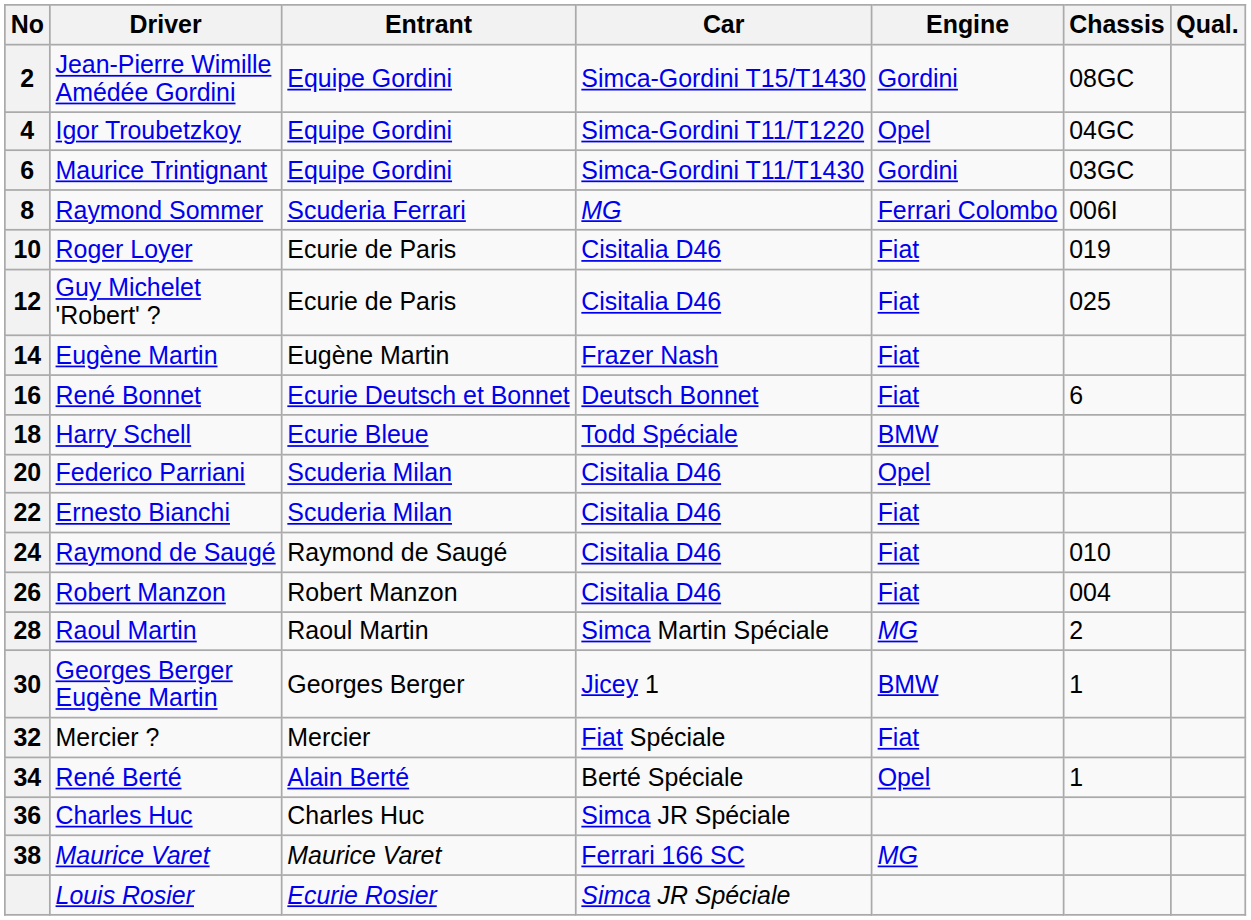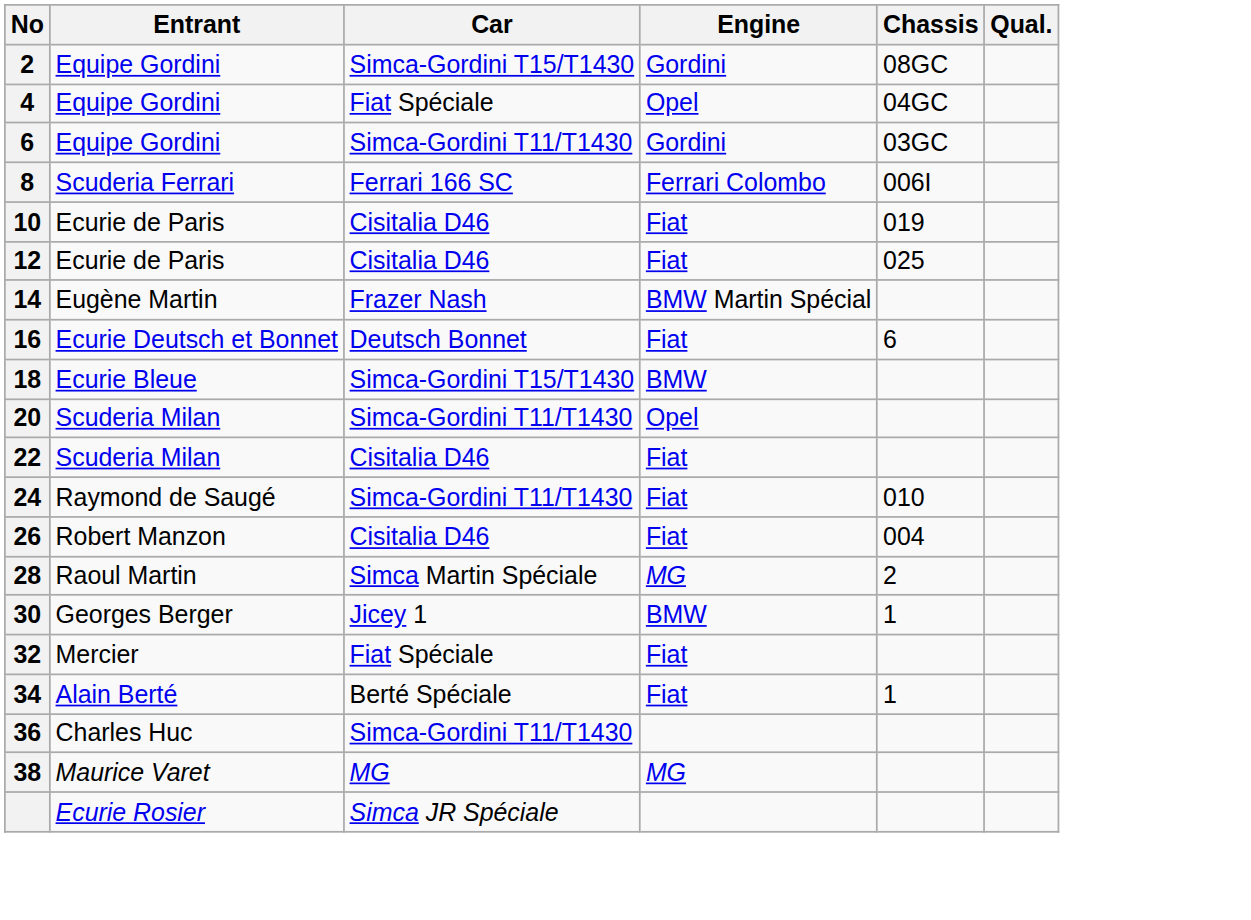- column: (166, 25)
(723, 131) Simca-Gordini T11/T1220 -> (422, 104) Fiat Spéciale
(601, 210) MG -> (431, 182) Ferrari 166 SC
(898, 356) Fiat -> (759, 300) BMW Martin Spécial
(660, 435) Todd Spéciale -> (492, 379) Simca-Gordini T15/T1430
(651, 474) Cisitalia D46 -> (491, 419) Simca-Gordini T11/T1430
(651, 553) Cisitalia D46 -> (491, 497) Simca-Gordini T11/T1430
(904, 777) Opel -> (667, 694) Fiat
(686, 816) Simca JR Spéciale -> (491, 733) Simca-Gordini T11/T1430
(663, 856) Ferrari 166 SC -> (370, 773) MG
